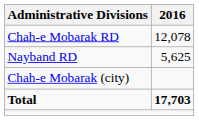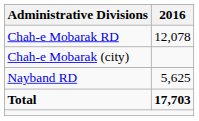rows swapped: (42, 57) <-> (68, 78)
